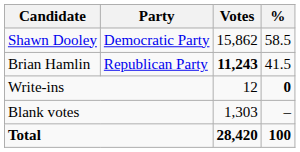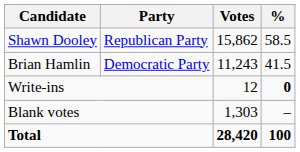(157, 40) Democratic Party -> (156, 40) Republican Party
(156, 64) Republican Party -> (157, 64) Democratic Party
(238, 64) bold -> (237, 64) normal
